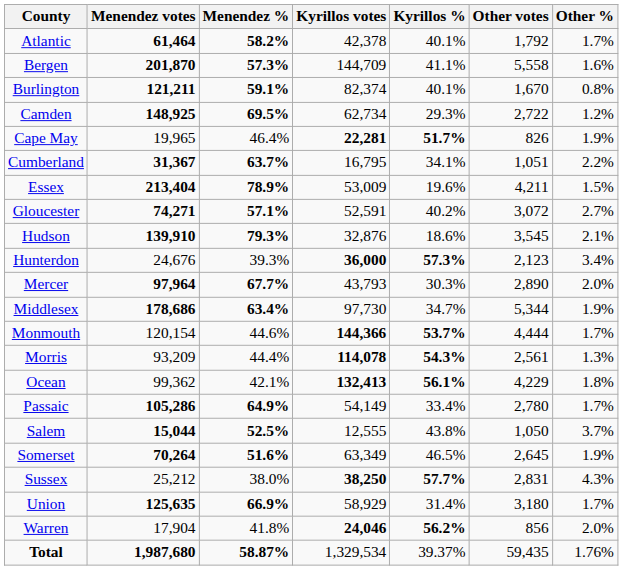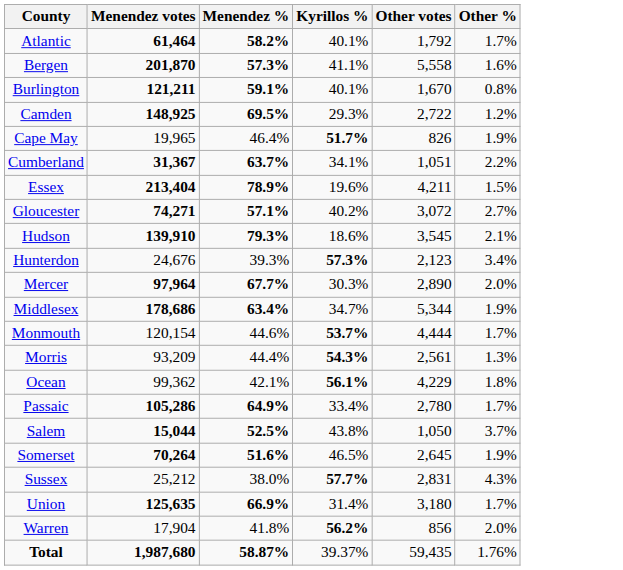- column: (341, 16)
